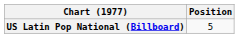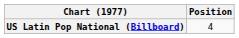(211, 26) 5 -> (211, 26) 4
